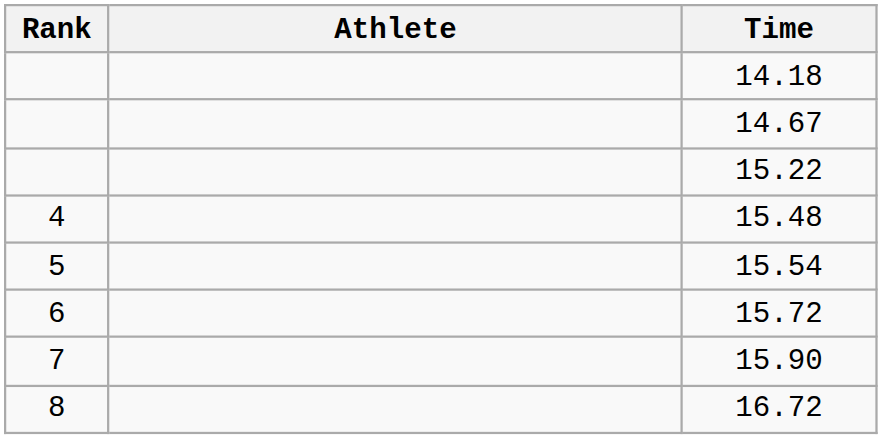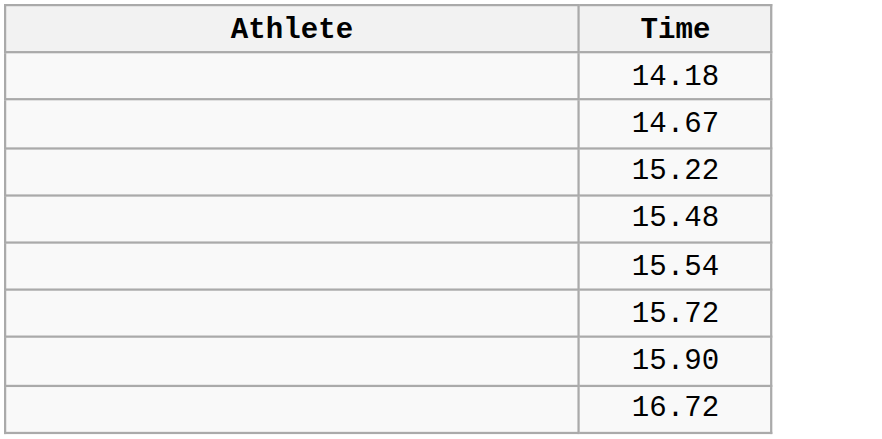- column: (57, 29)
